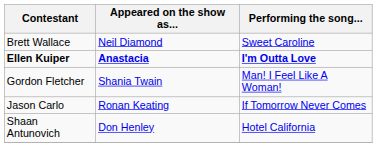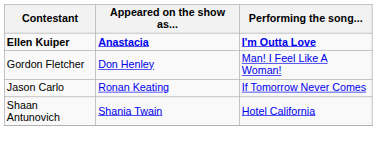- row: (38, 42)
(130, 82) Shania Twain -> (126, 65) Don Henley
(126, 128) Don Henley -> (130, 111) Shania Twain
